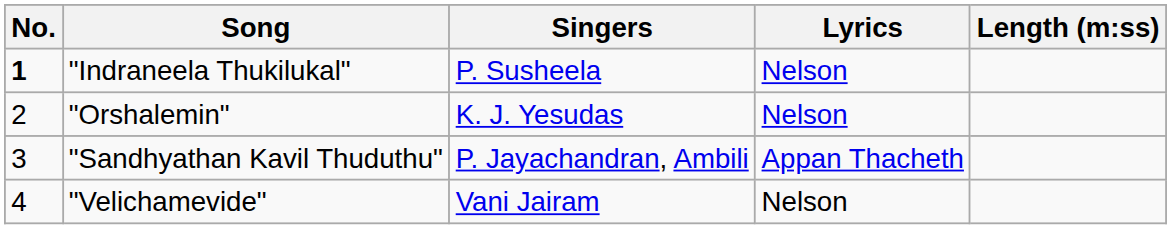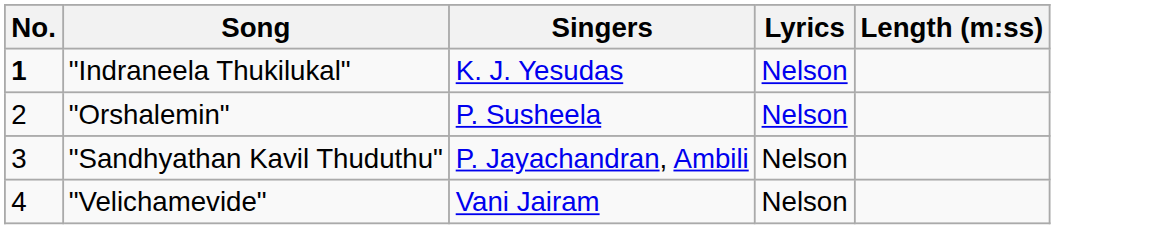(528, 71) P. Susheela -> (539, 71) K. J. Yesudas
(539, 115) K. J. Yesudas -> (528, 115) P. Susheela
(863, 158) Appan Thacheth -> (805, 158) Nelson
